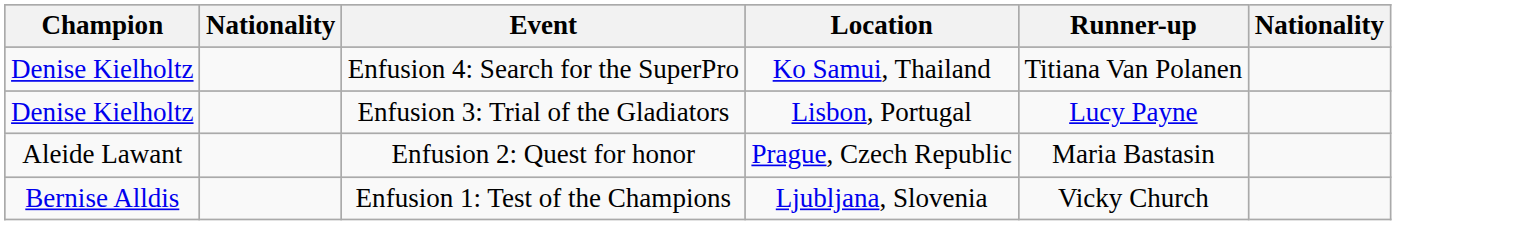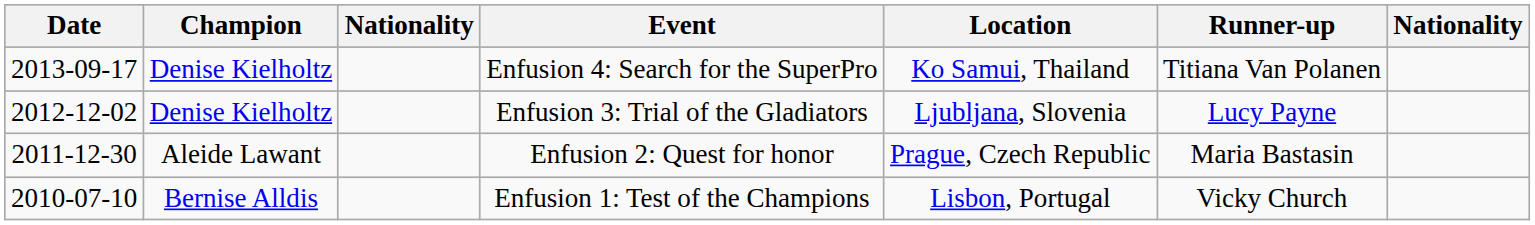+ column: (74, 25)
(882, 111) Lisbon, Portugal -> (1020, 111) Ljubljana, Slovenia
(882, 197) Ljubljana, Slovenia -> (1020, 197) Lisbon, Portugal
